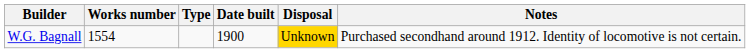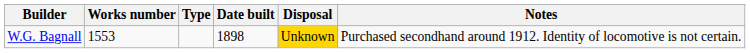(101, 36) 1554 -> (101, 36) 1553
(230, 36) 1900 -> (230, 36) 1898
